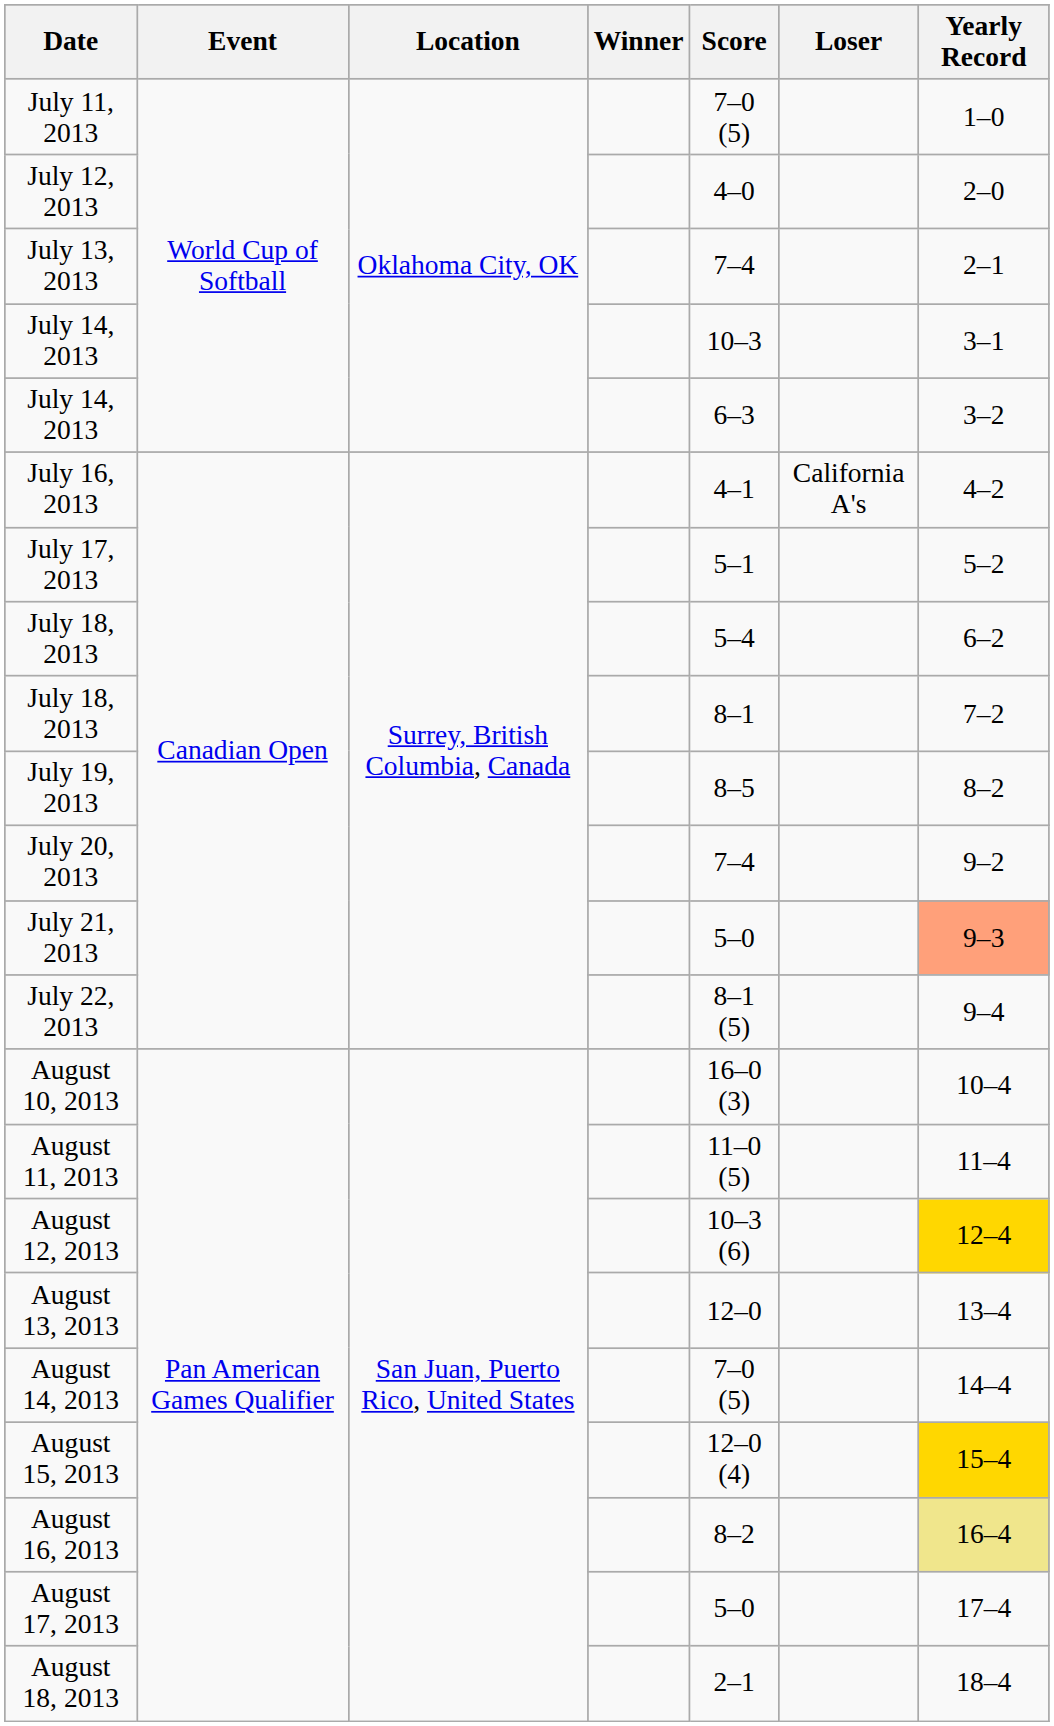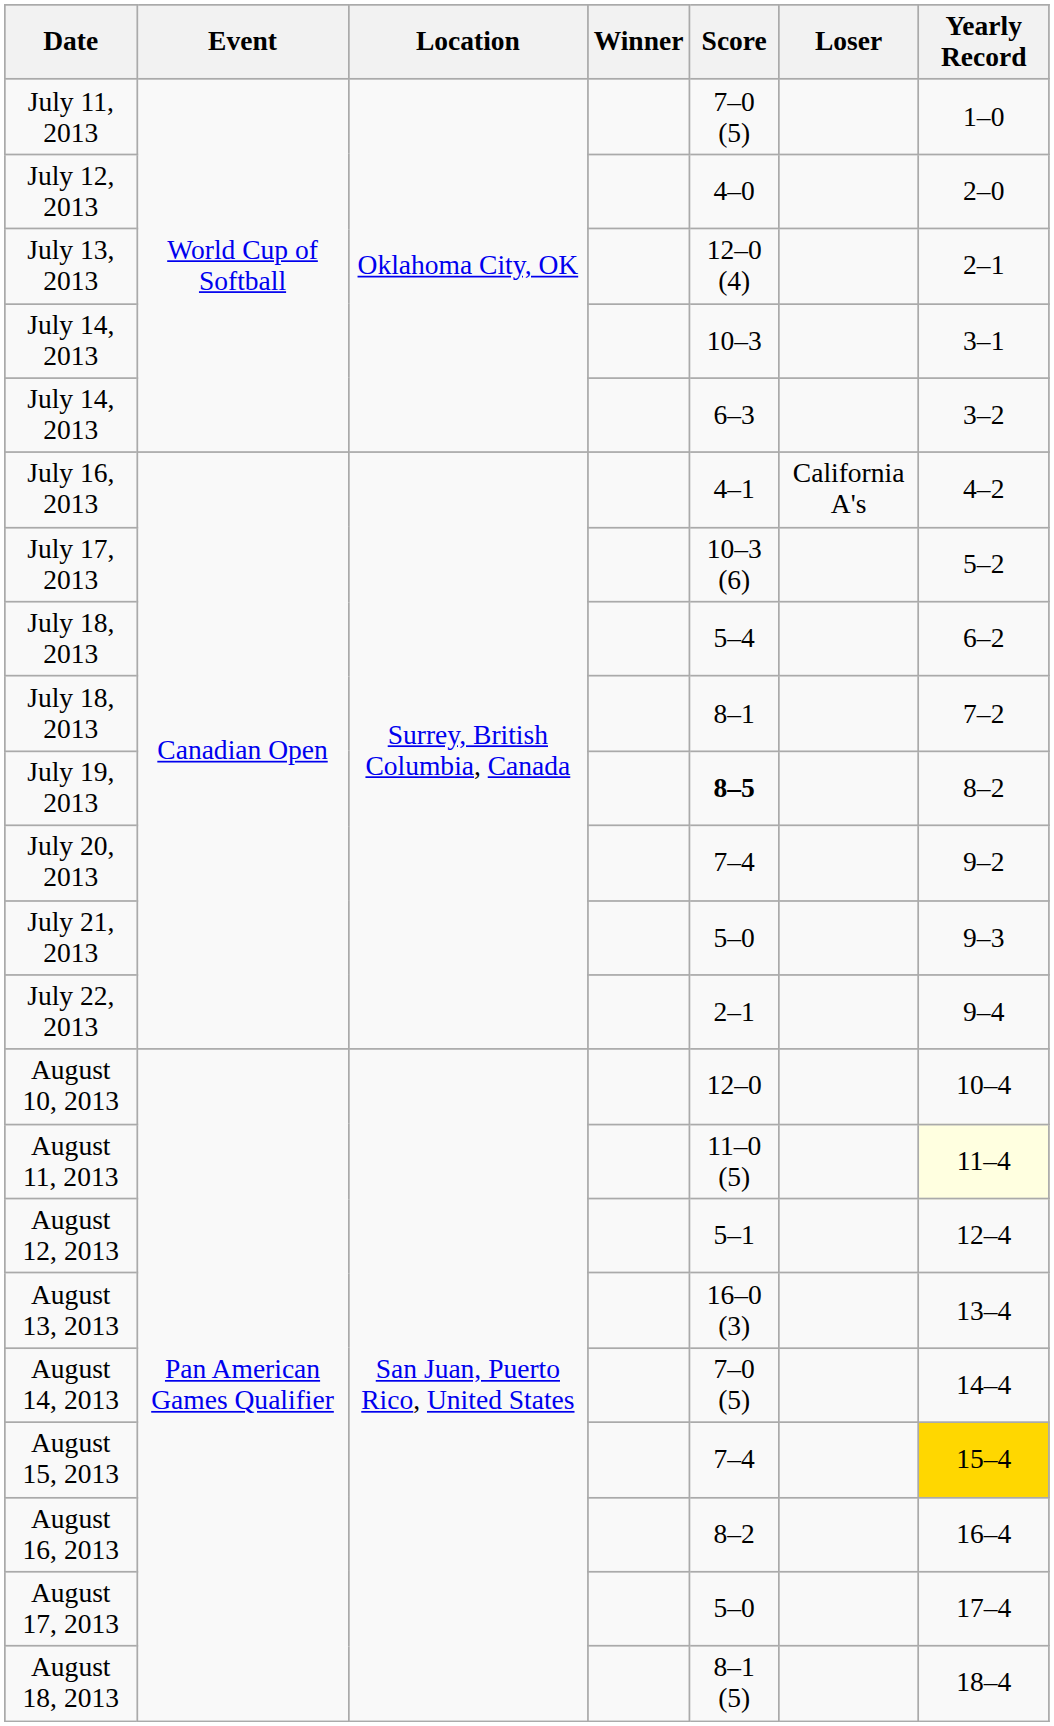(734, 265) 7–4 -> (734, 265) 12–0 (4)
(734, 564) 5–1 -> (734, 564) 10–3 (6)
(734, 787) normal -> (734, 787) bold
(984, 937) lightsalmon background -> (984, 937) no background
(734, 1011) 8–1 (5) -> (734, 1011) 2–1
(734, 1086) 16–0 (3) -> (734, 1086) 12–0
(984, 1160) no background -> (984, 1160) lightyellow background
(734, 1235) 10–3 (6) -> (734, 1235) 5–1
(984, 1235) gold background -> (984, 1235) no background
(734, 1310) 12–0 -> (734, 1310) 16–0 (3)
(734, 1459) 12–0 (4) -> (734, 1459) 7–4
(984, 1533) khaki background -> (984, 1533) no background
(734, 1683) 2–1 -> (734, 1683) 8–1 (5)
